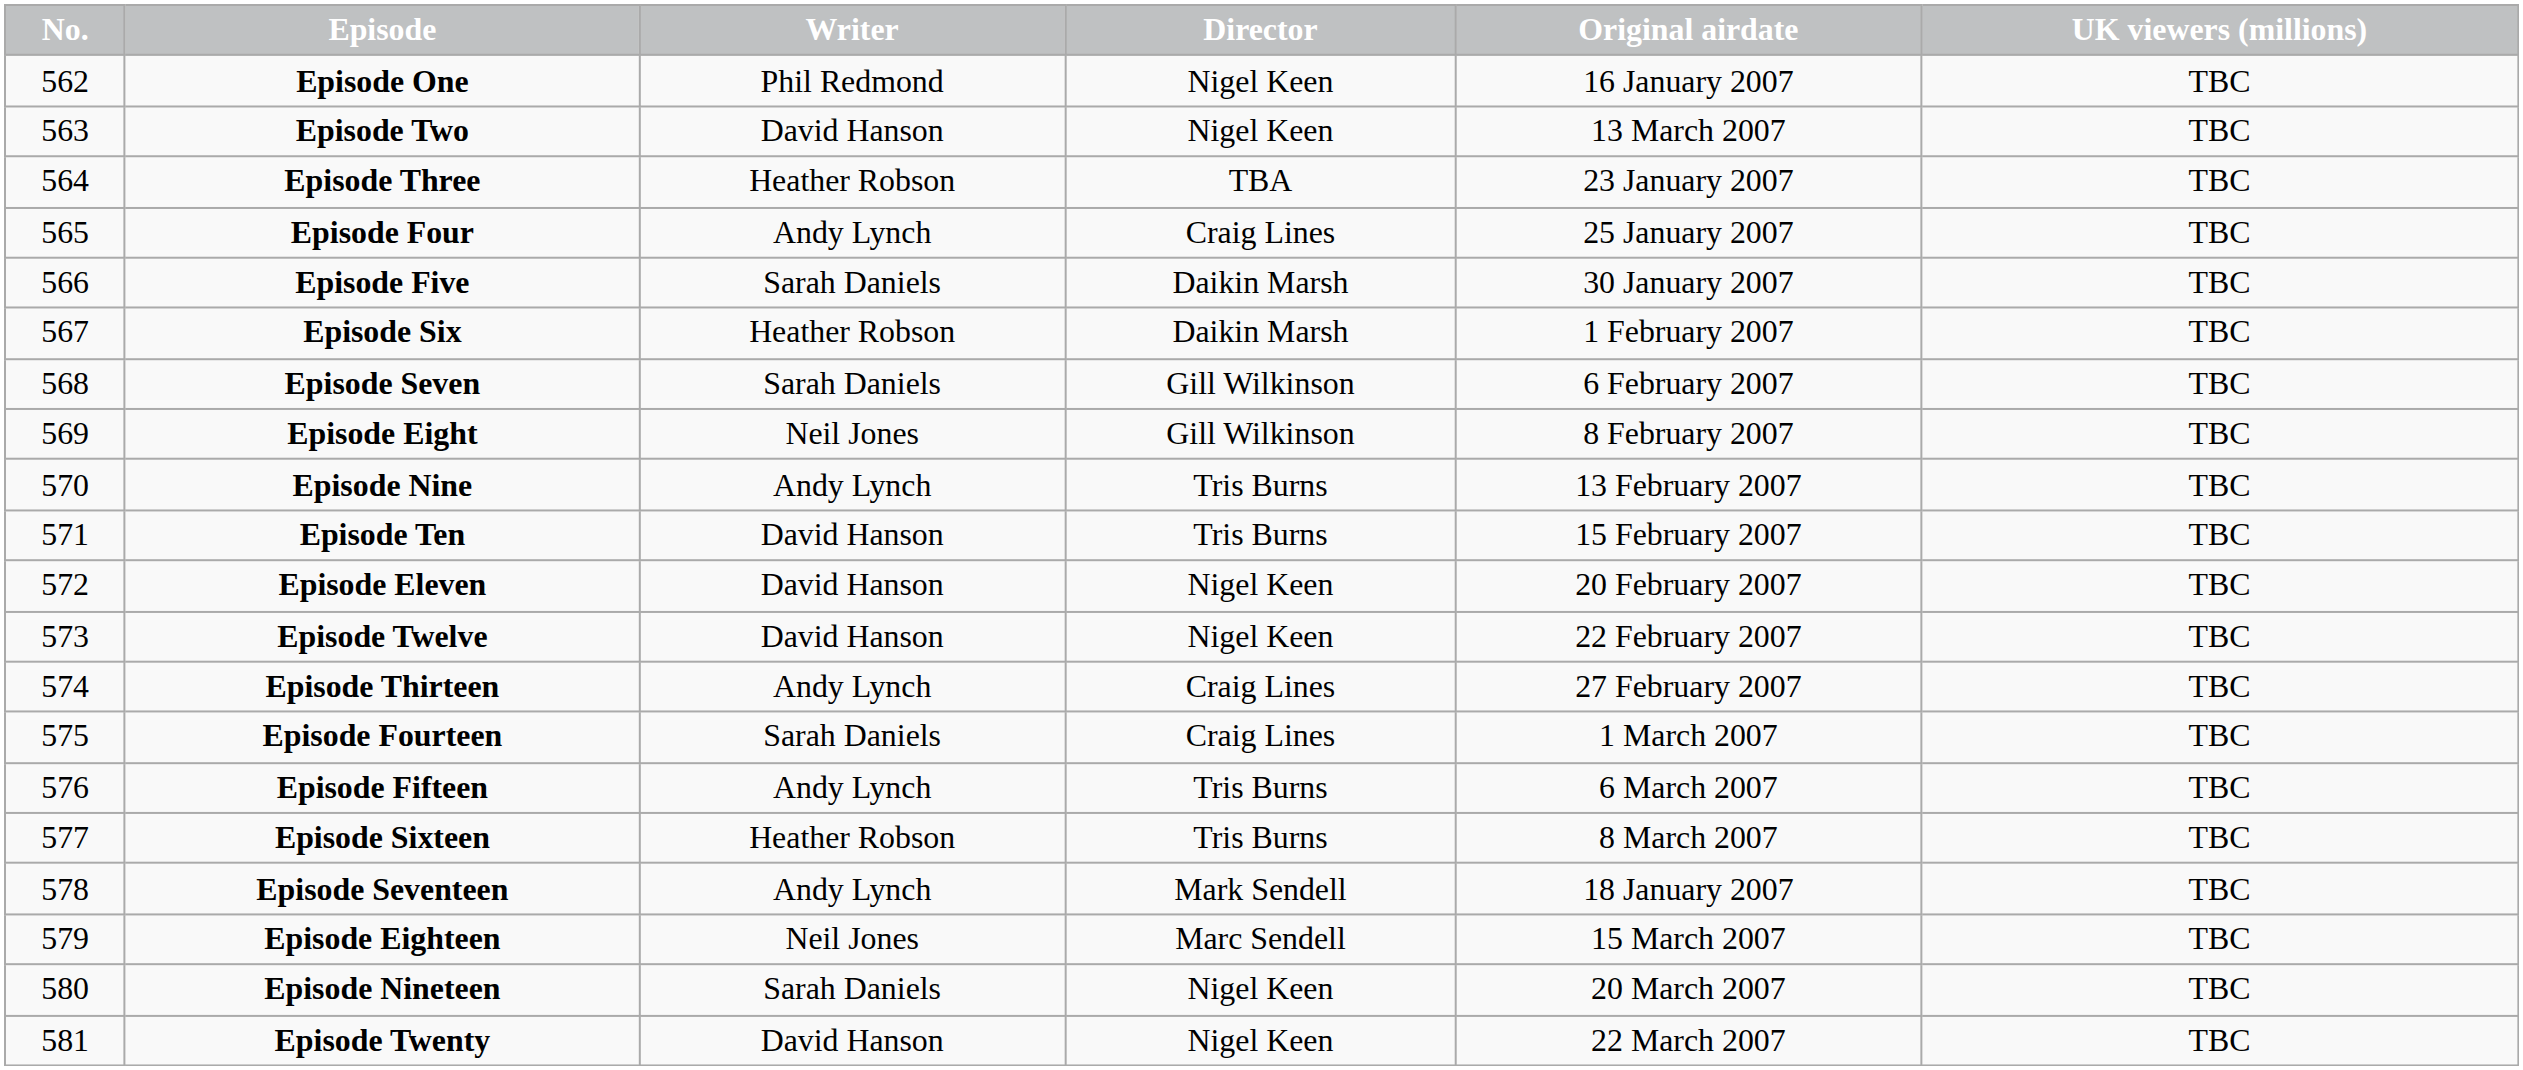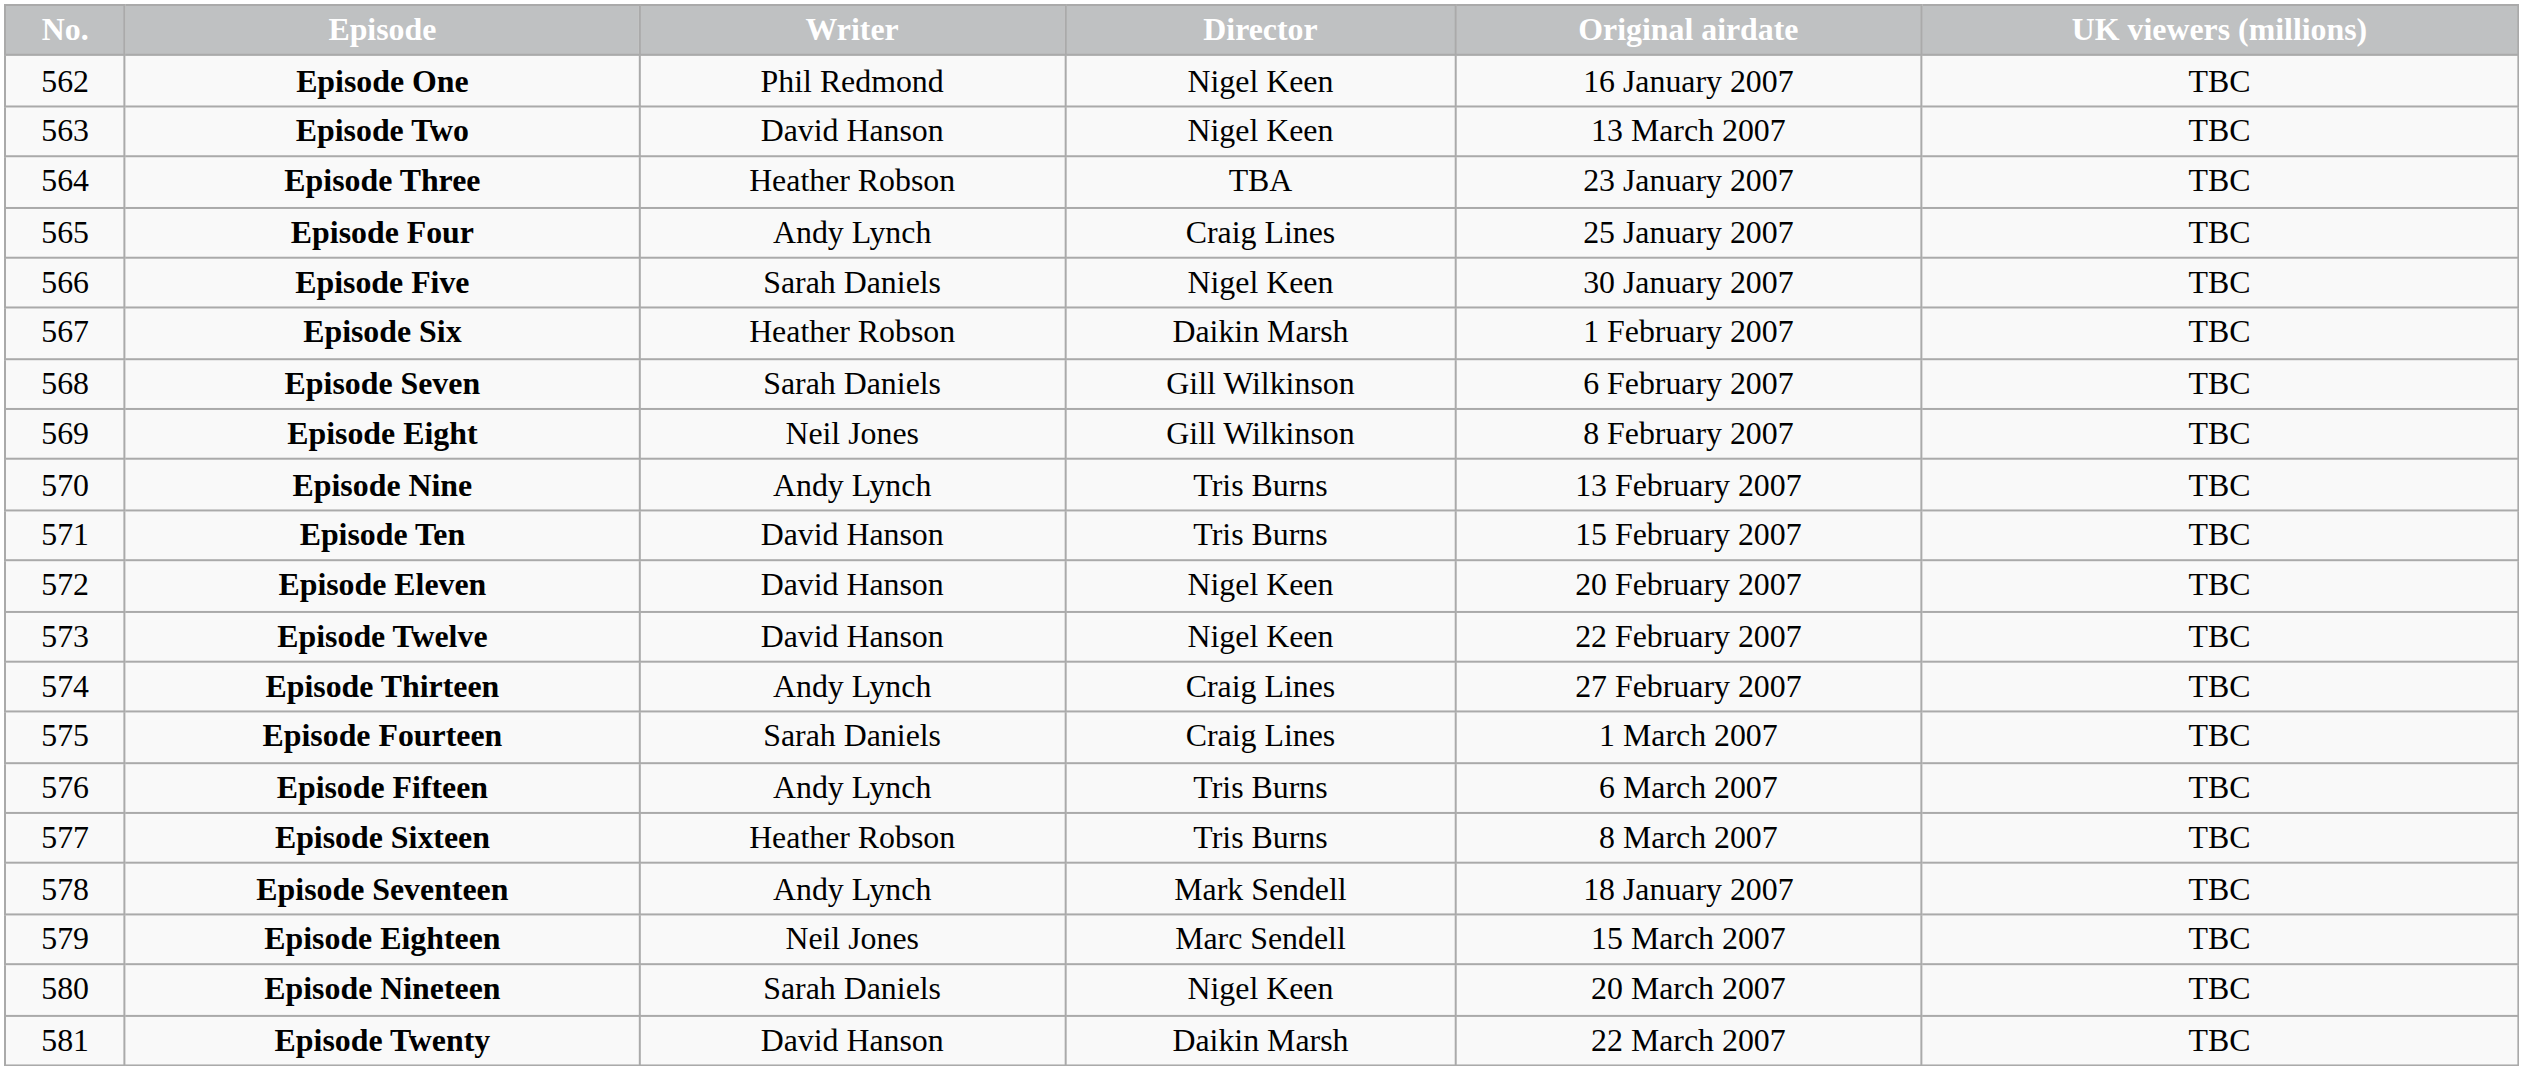(1260, 282) Daikin Marsh -> (1260, 282) Nigel Keen
(1260, 1039) Nigel Keen -> (1260, 1039) Daikin Marsh
